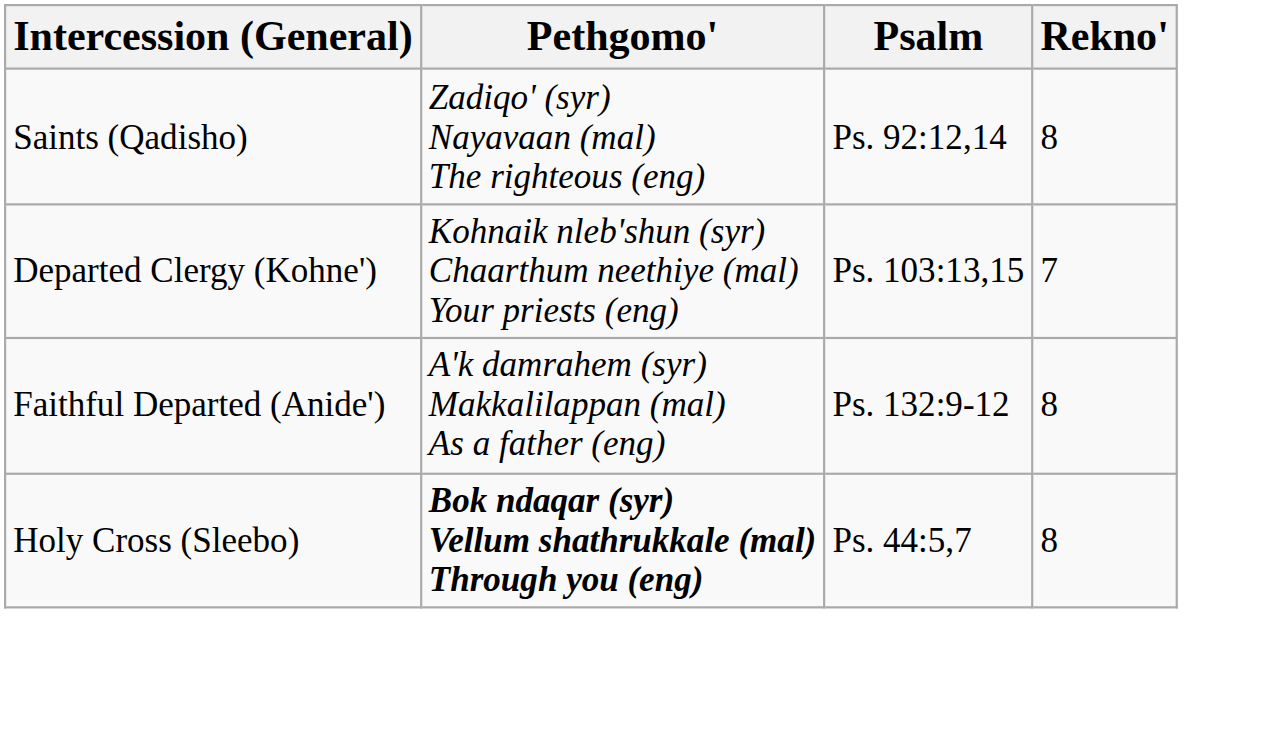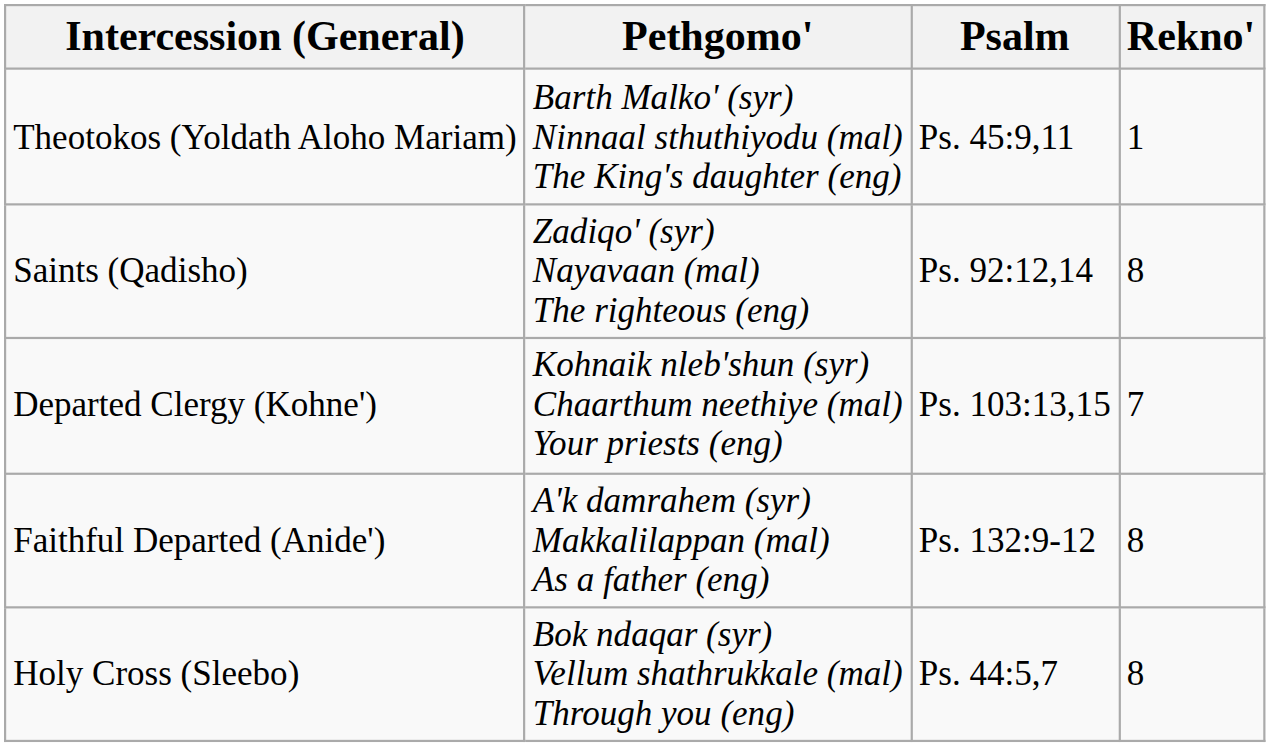+ row: (265, 136)
(623, 539) bold -> (718, 673) normal
